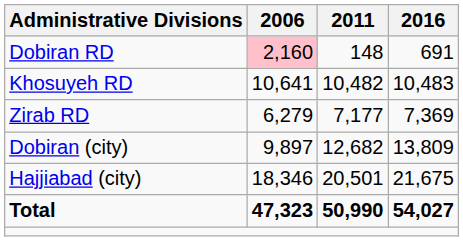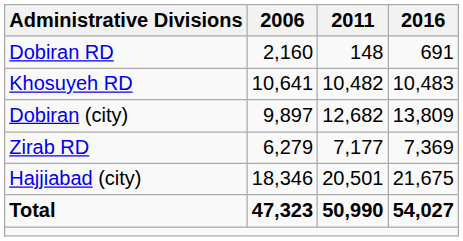(288, 52) pink background -> (288, 52) no background
rows swapped: (49, 115) <-> (69, 147)
